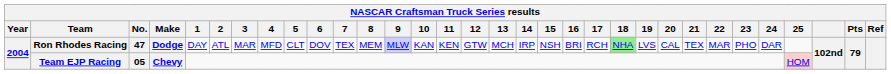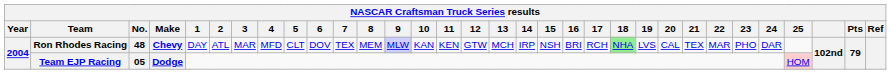(140, 45) 47 -> (140, 45) 48
(168, 45) Dodge -> (168, 45) Chevy
(168, 61) Chevy -> (168, 61) Dodge
